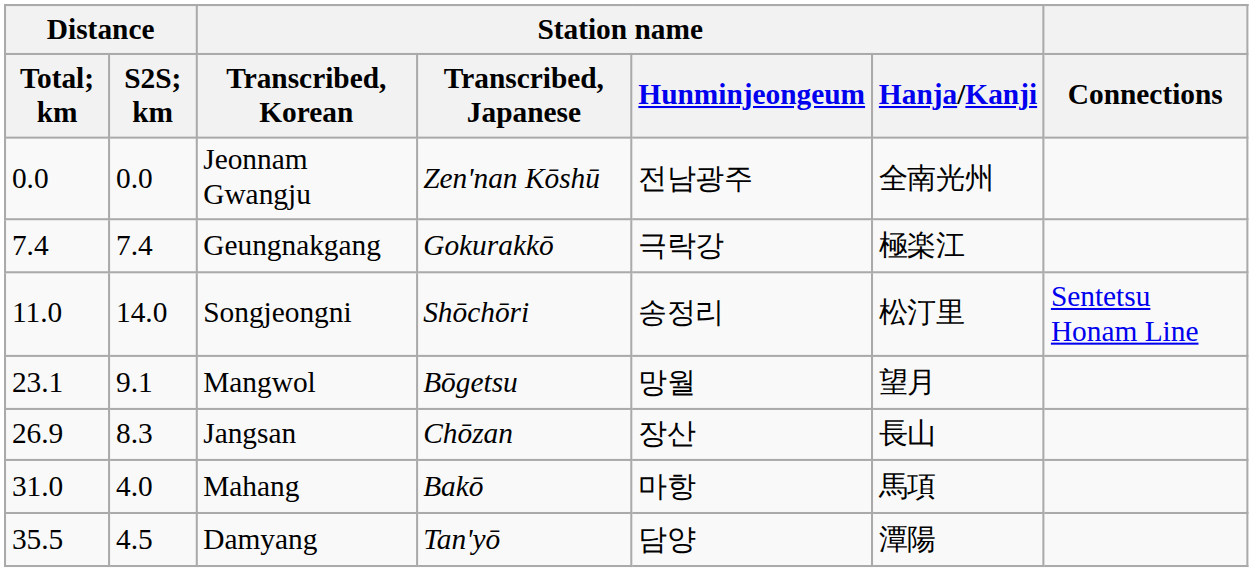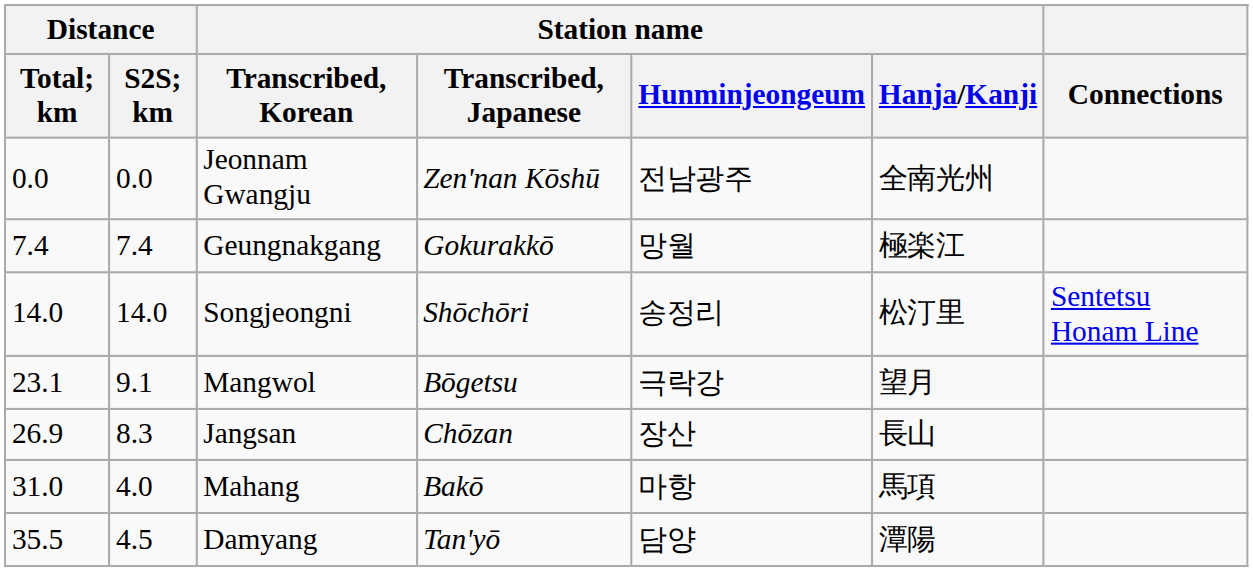(681, 245) 극락강 -> (667, 245) 망월
(37, 313) 11.0 -> (38, 313) 14.0
(667, 381) 망월 -> (681, 381) 극락강
